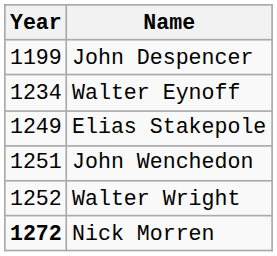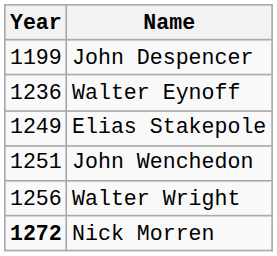(36, 93) 1234 -> (36, 93) 1236
(36, 198) 1252 -> (36, 198) 1256
